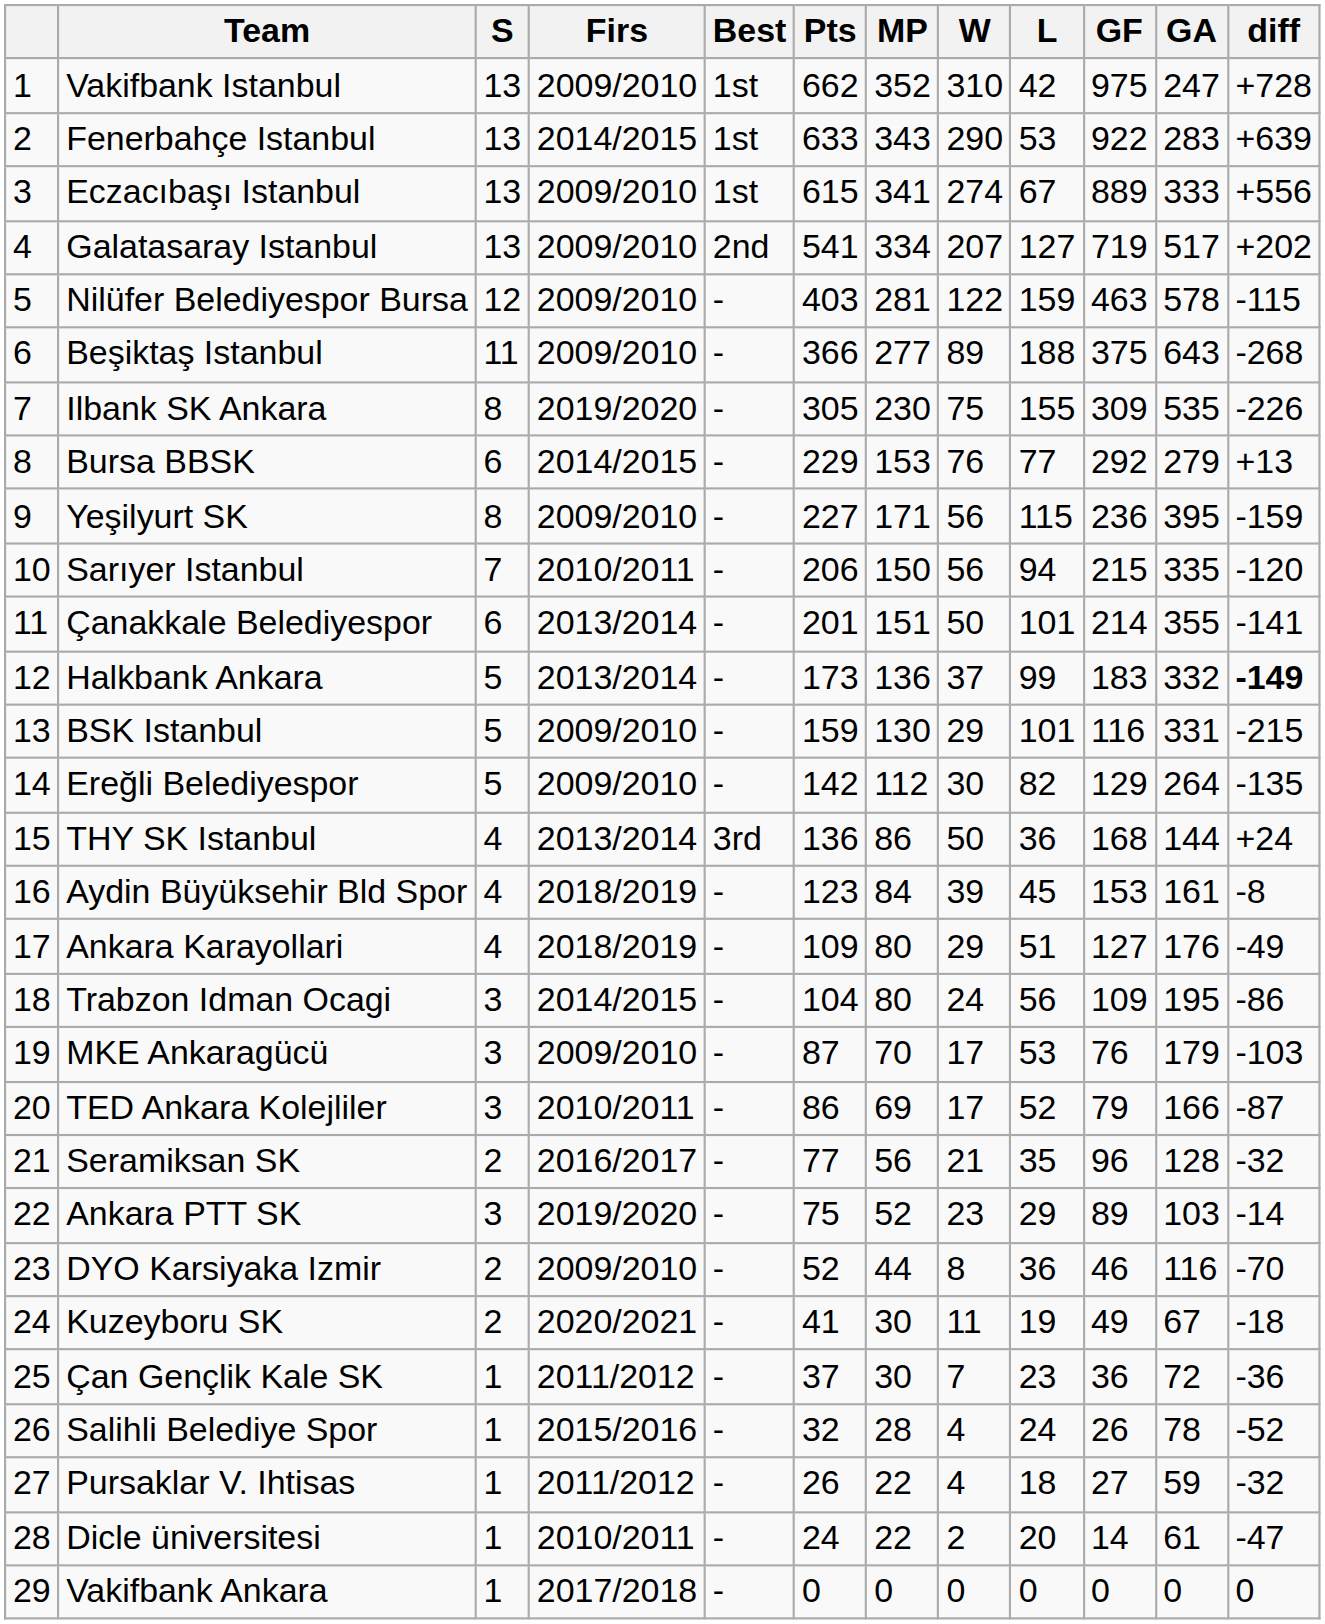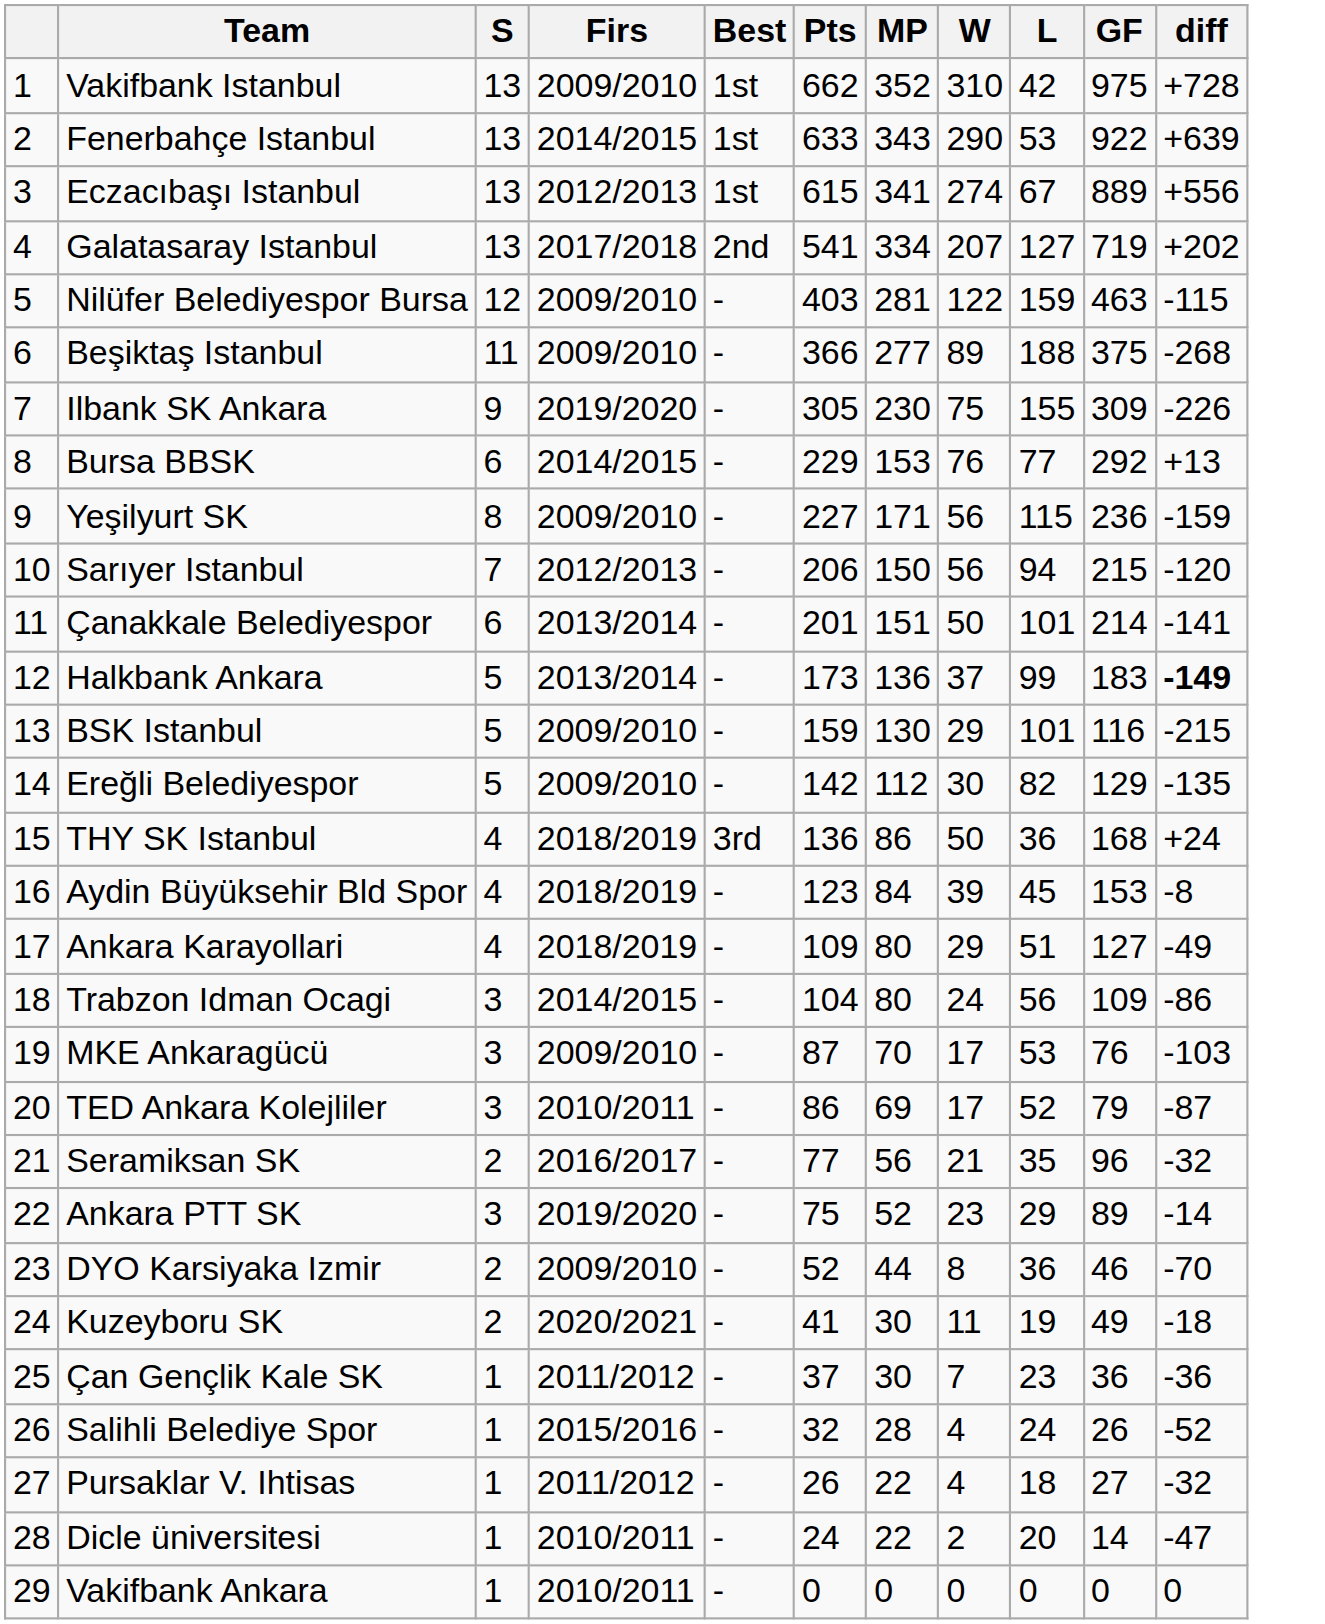- column: (1191, 31)
(617, 192) 2009/2010 -> (617, 192) 2012/2013
(617, 246) 2009/2010 -> (617, 246) 2017/2018
(493, 407) 8 -> (493, 407) 9
(616, 569) 2010/2011 -> (617, 569) 2012/2013
(617, 838) 2013/2014 -> (617, 838) 2018/2019
(617, 1591) 2017/2018 -> (616, 1591) 2010/2011
